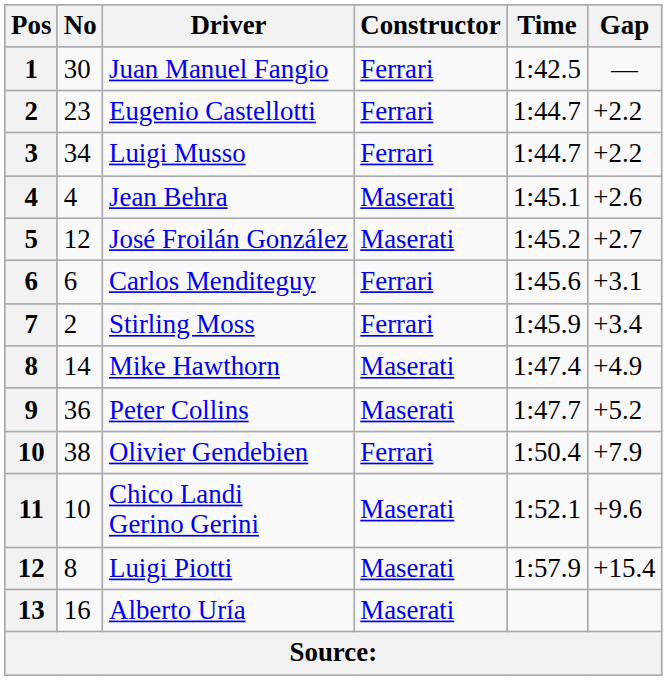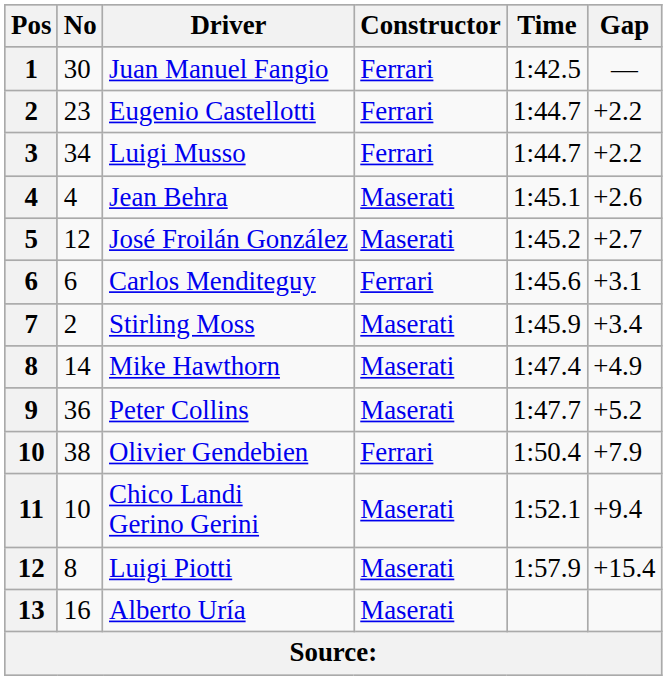(397, 324) Ferrari -> (407, 324) Maserati
(618, 509) +9.6 -> (618, 509) +9.4
